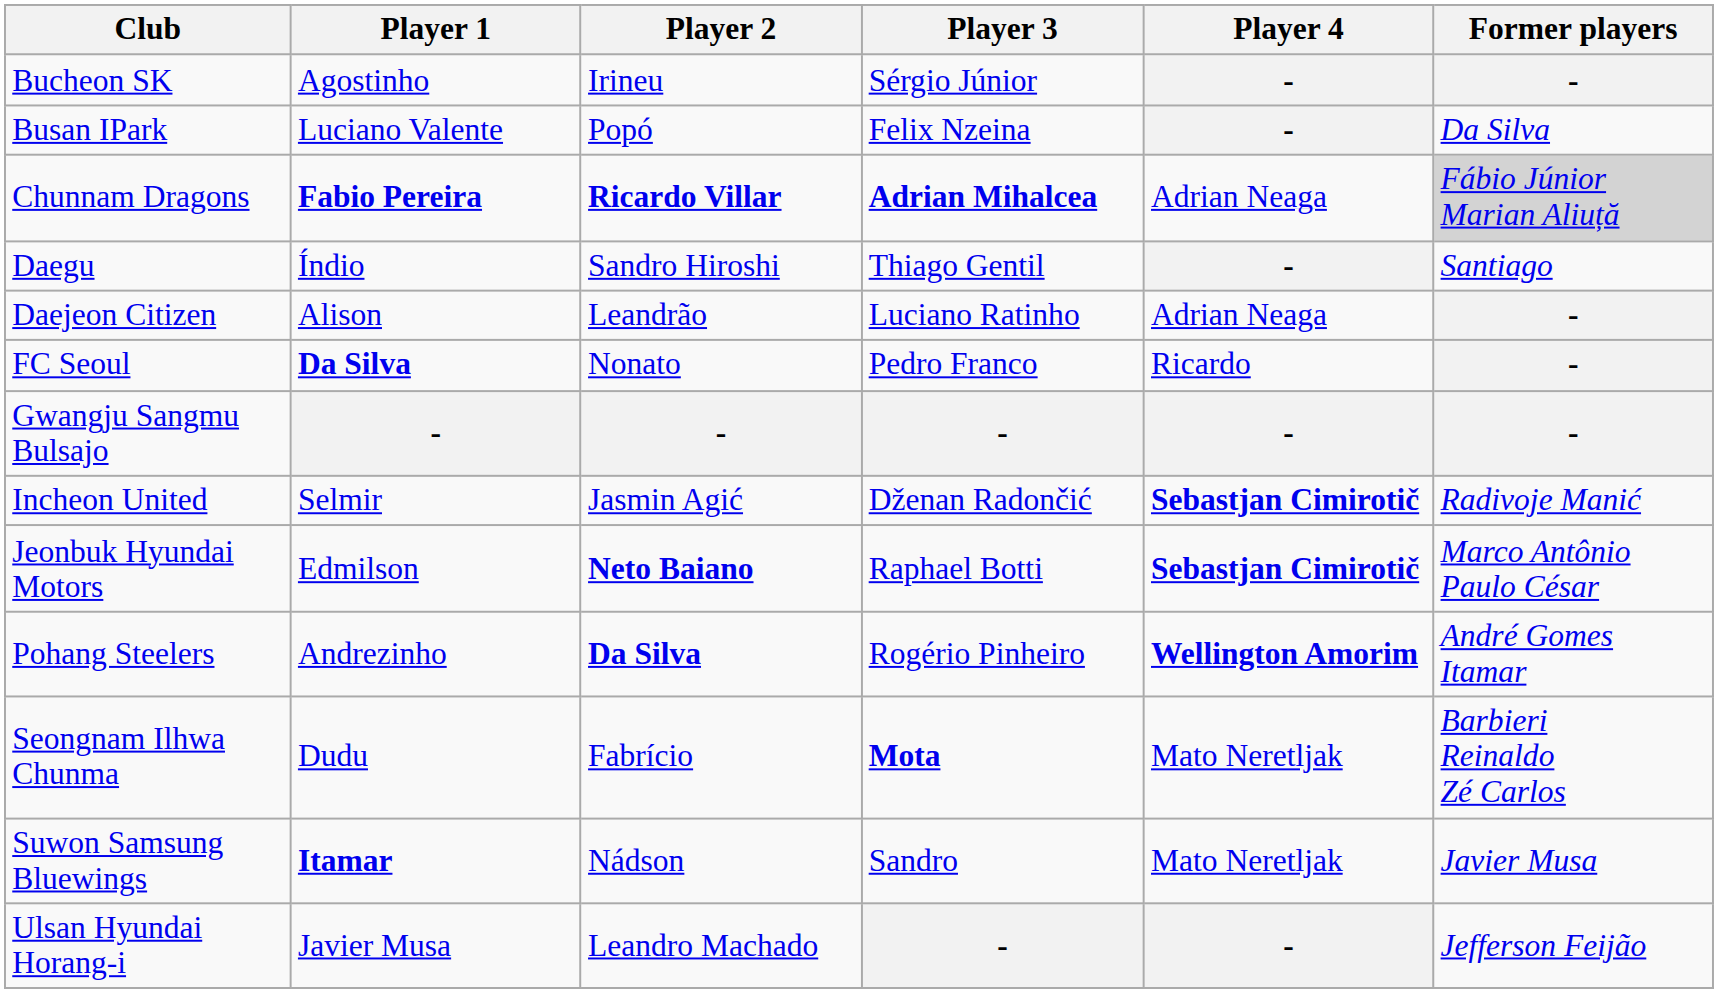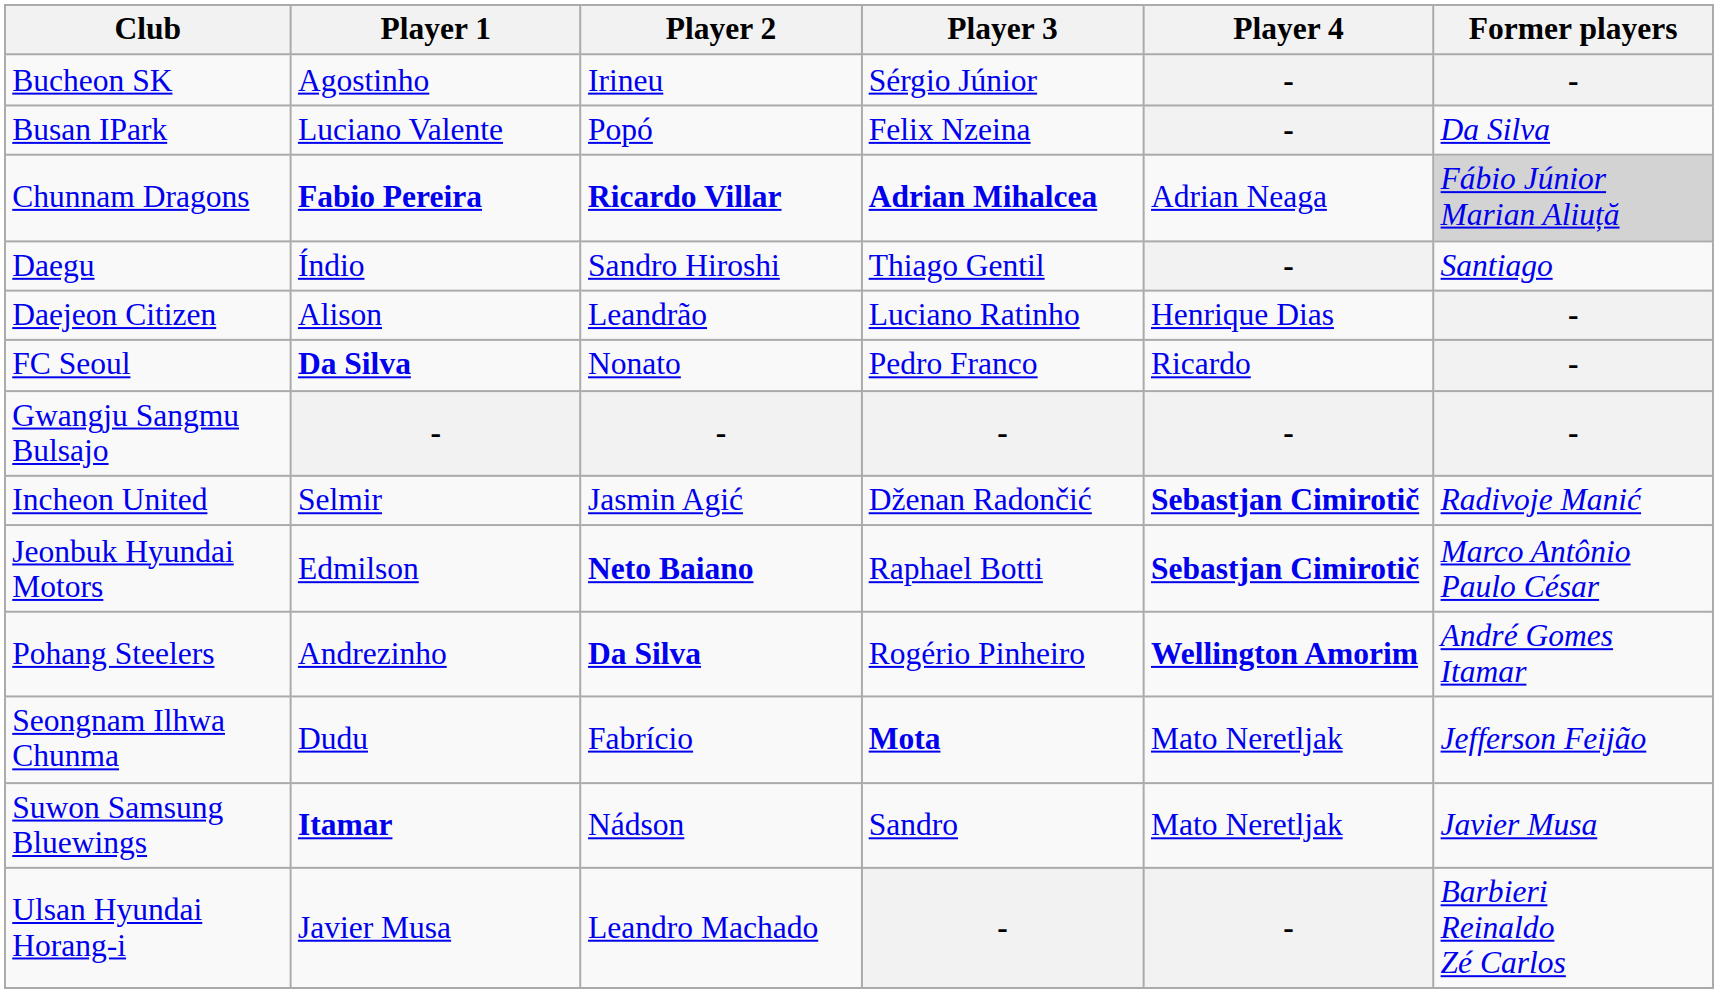(1239, 314) Adrian Neaga -> (1242, 314) Henrique Dias
(1503, 756) Barbieri Reinaldo Zé Carlos -> (1543, 738) Jefferson Feijão
(1543, 945) Jefferson Feijão -> (1503, 927) Barbieri Reinaldo Zé Carlos
